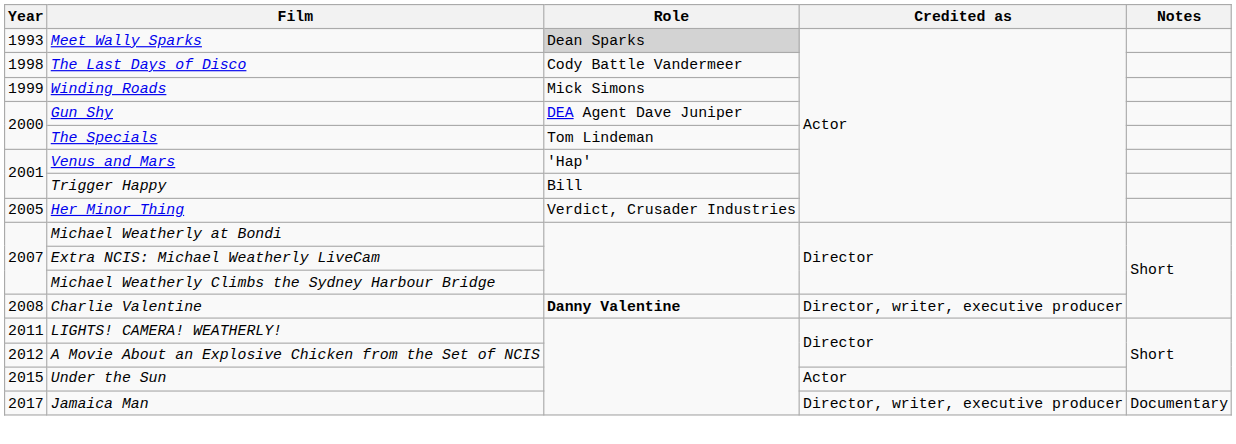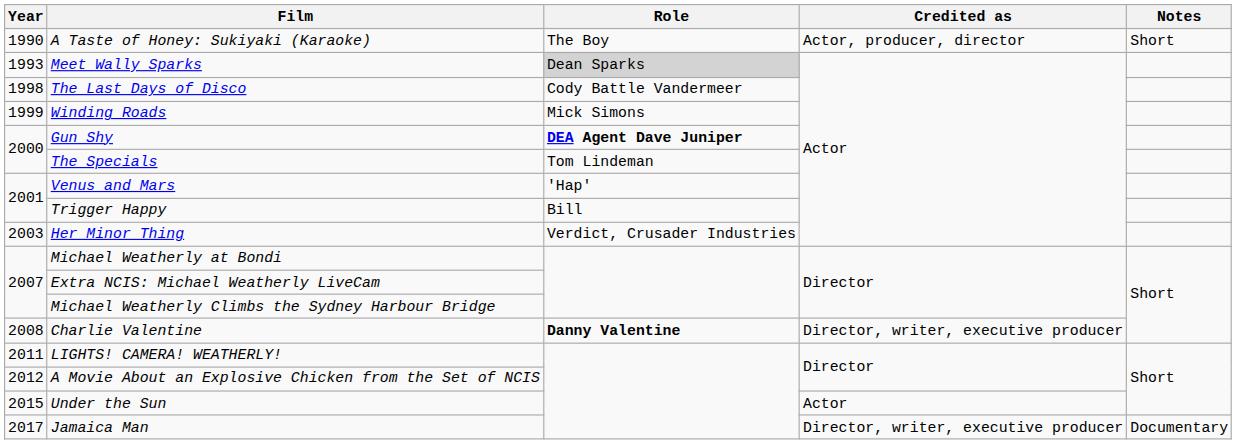+ row: (211, 41)
(645, 113) normal -> (645, 137) bold
(26, 210) 2005 -> (26, 234) 2003
